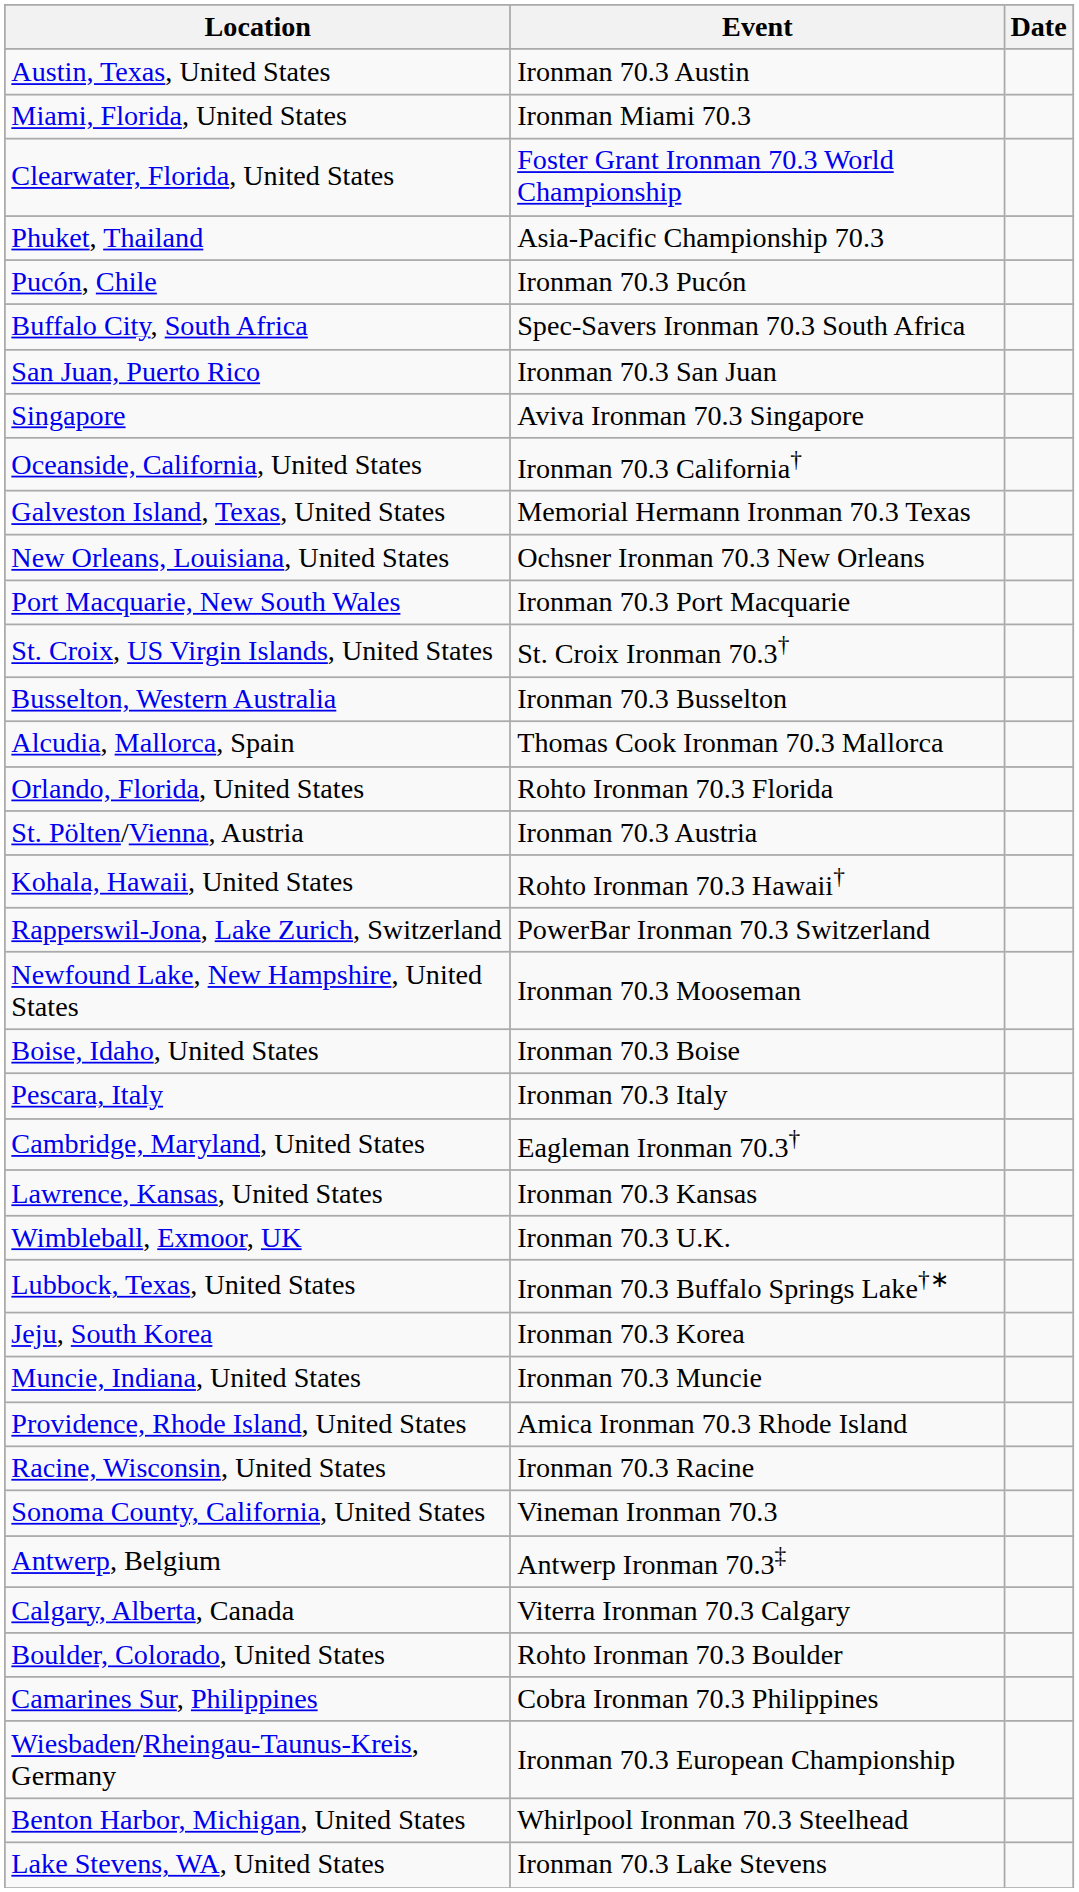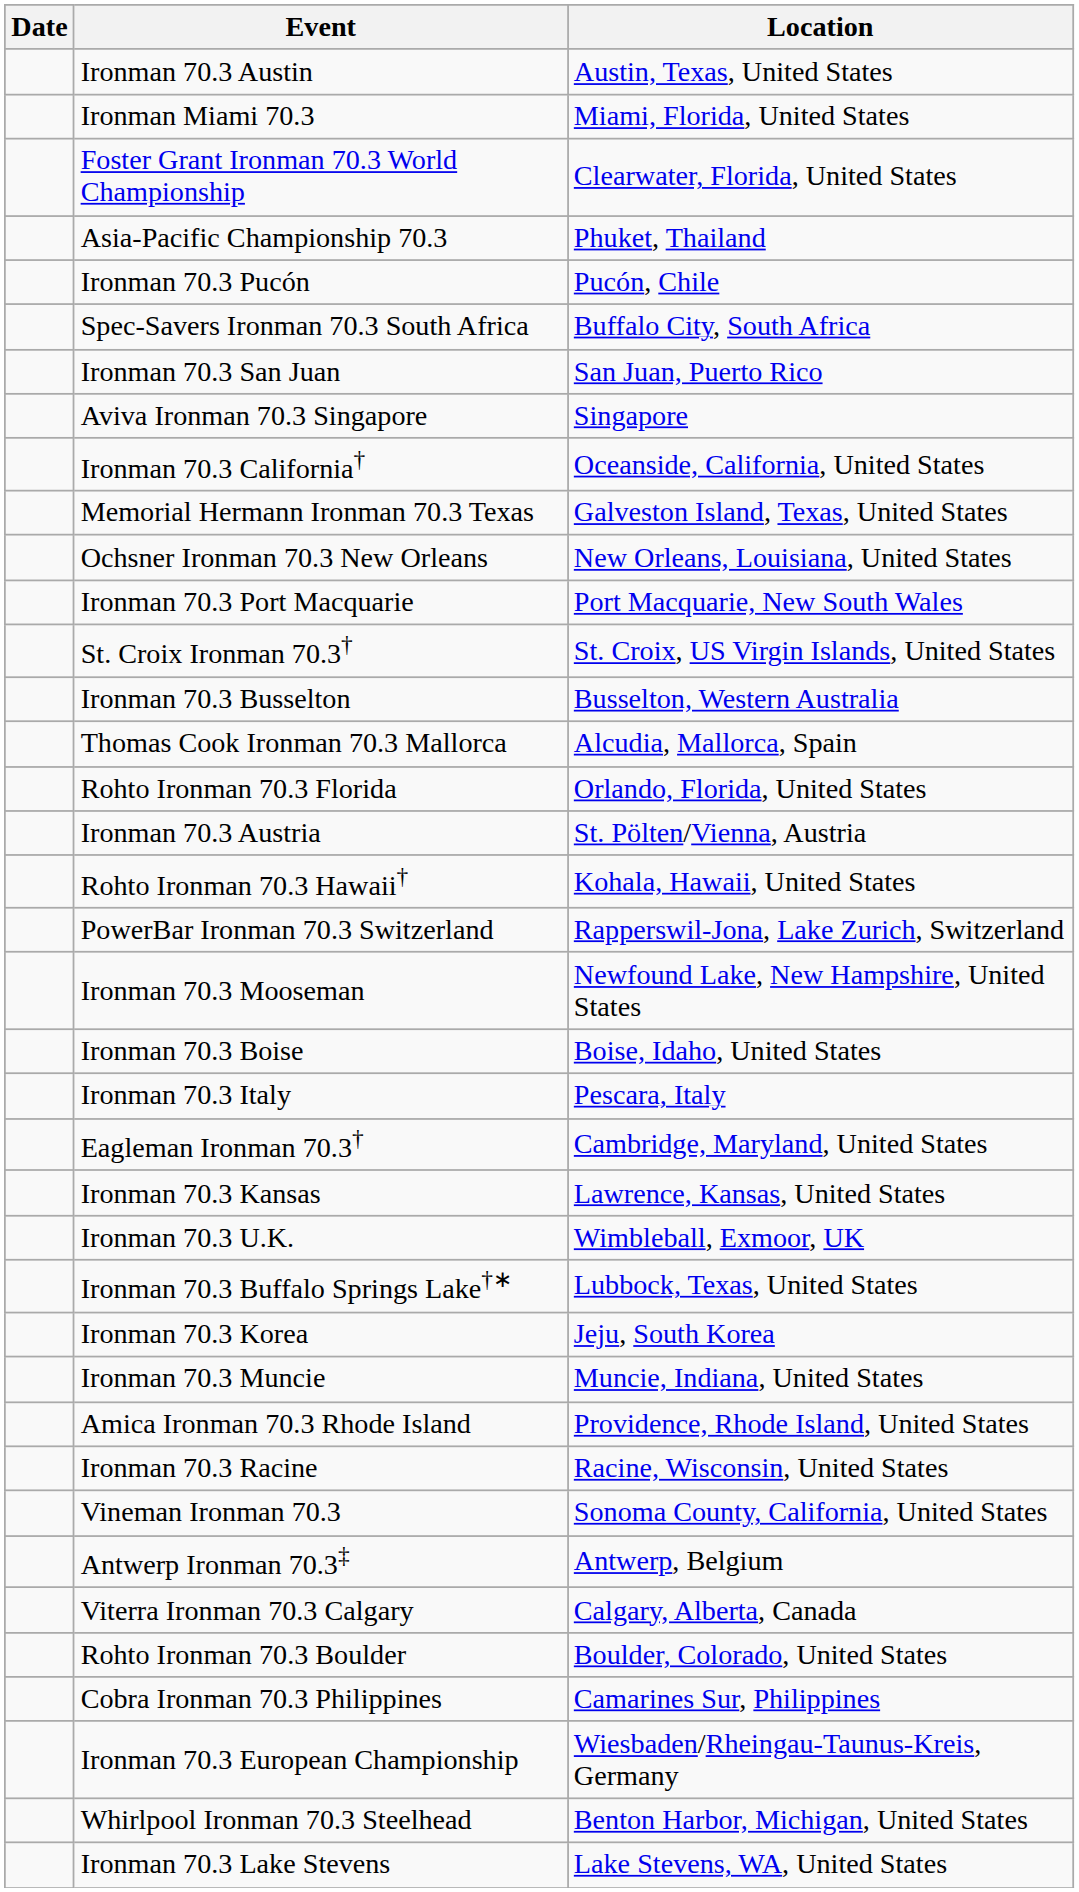columns swapped: (1039, 26) <-> (258, 26)
